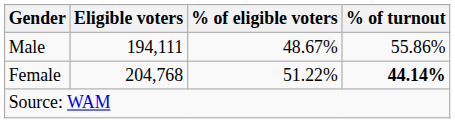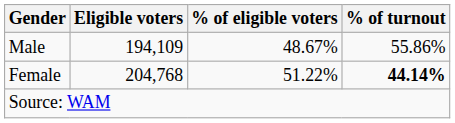(155, 46) 194,111 -> (154, 46) 194,109
